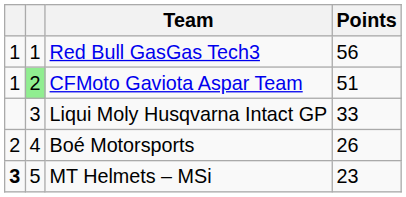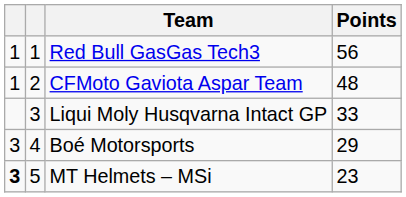(35, 83) lightgreen background -> (35, 83) no background
(347, 83) 51 -> (347, 83) 48
(15, 146) 2 -> (15, 146) 3
(347, 146) 26 -> (347, 146) 29
